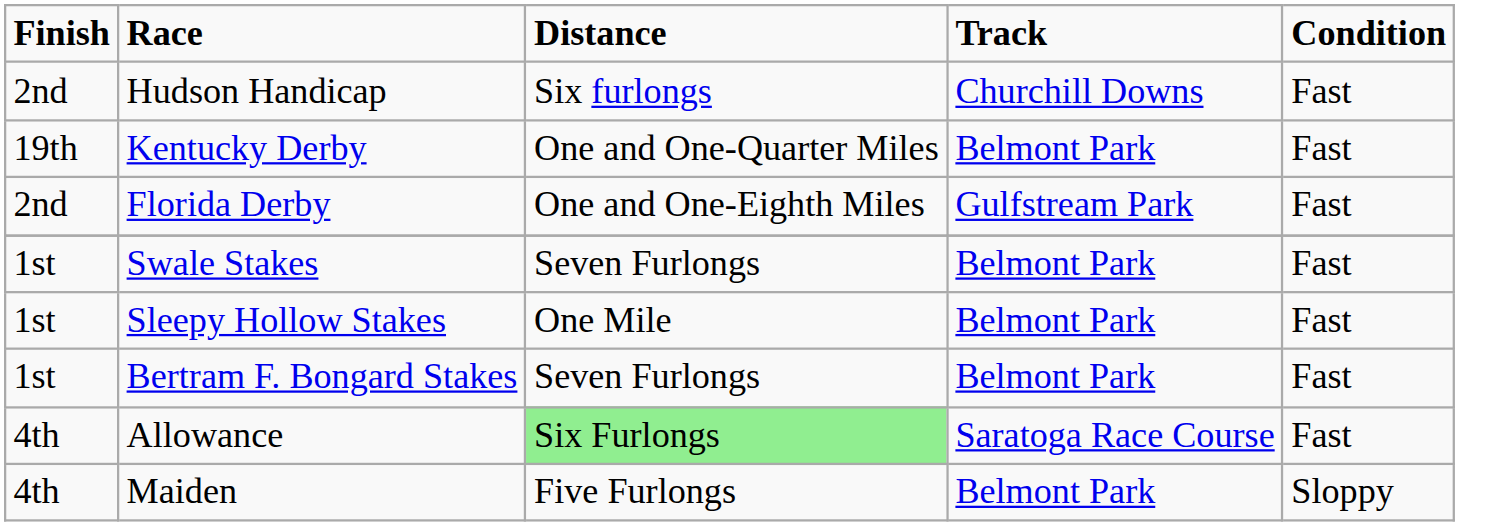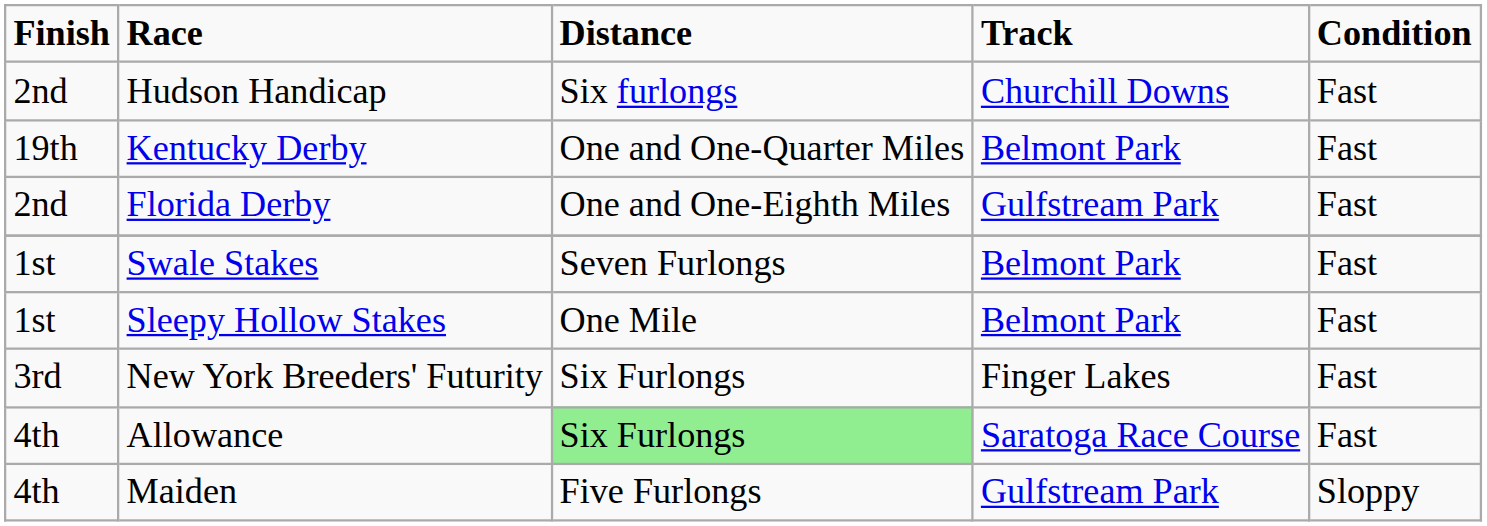- row: (322, 377)
+ row: (335, 377)
(1055, 491) Belmont Park -> (1100, 491) Gulfstream Park
